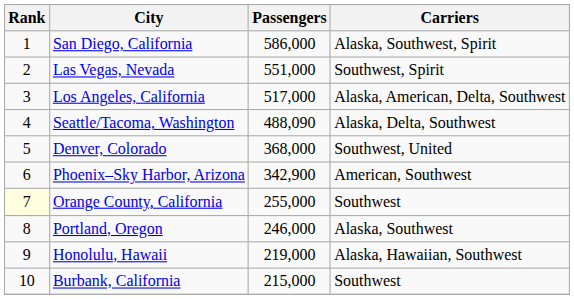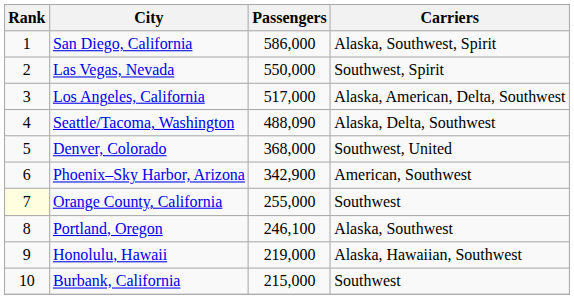(290, 70) 551,000 -> (290, 70) 550,000
(290, 228) 246,000 -> (290, 228) 246,100
